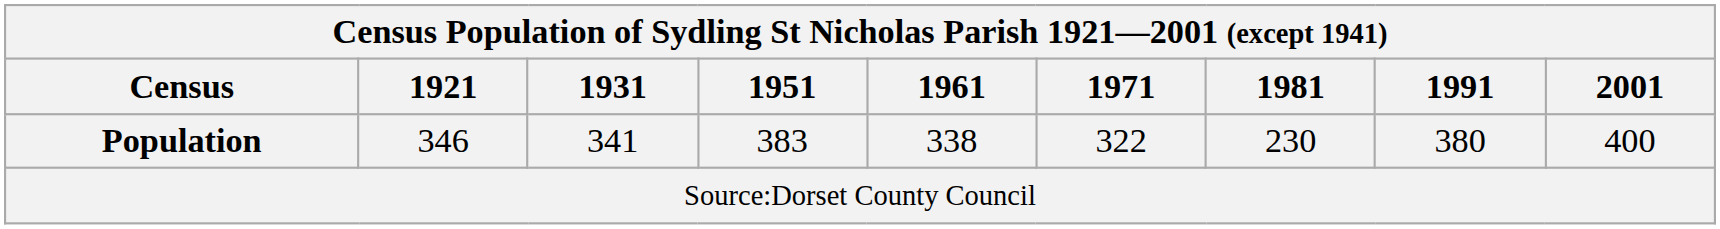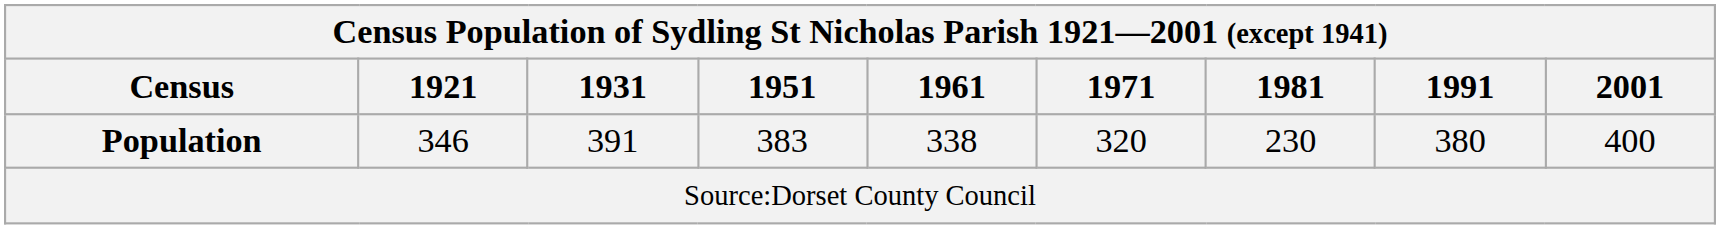(613, 140) 341 -> (613, 140) 391
(1121, 140) 322 -> (1121, 140) 320
